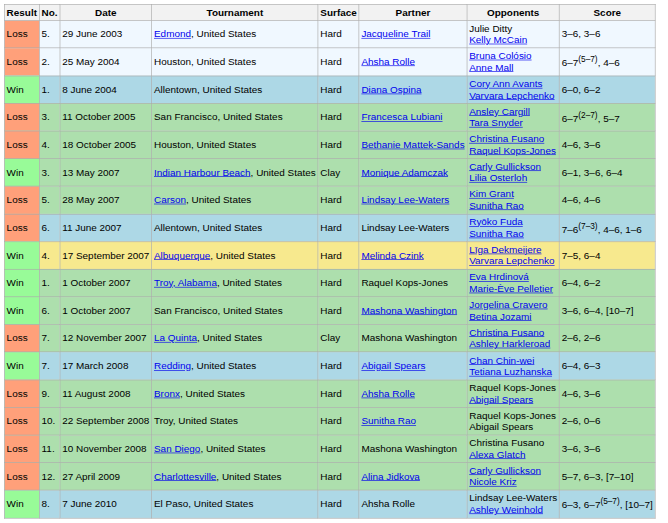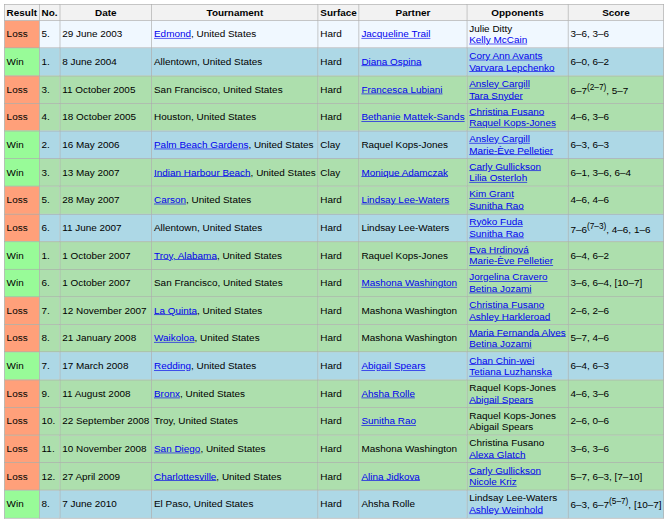- row: (91, 61)
+ row: (91, 144)
- row: (106, 255)
(330, 337) Clay -> (331, 310) Hard
+ row: (99, 337)
